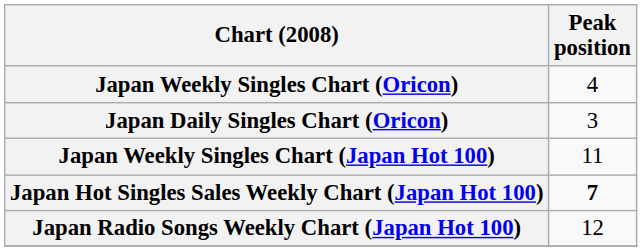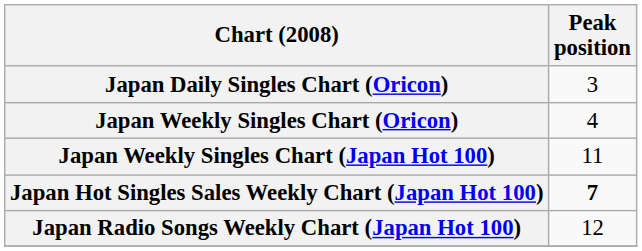rows swapped: (277, 120) <-> (277, 84)
